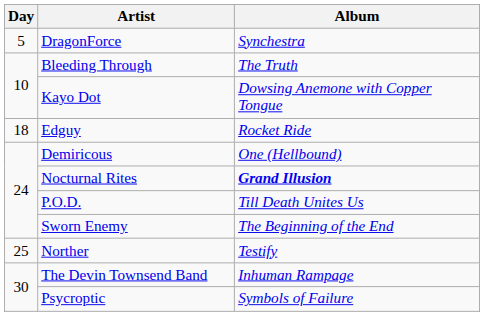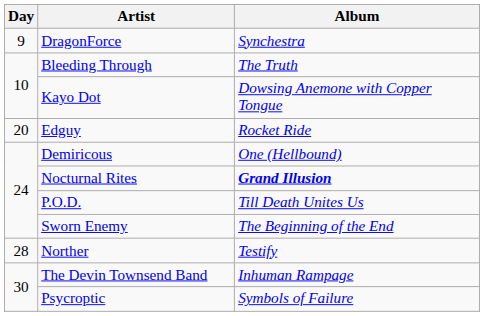(21, 40) 5 -> (21, 40) 9
(21, 130) 18 -> (21, 130) 20
(21, 250) 25 -> (21, 250) 28
